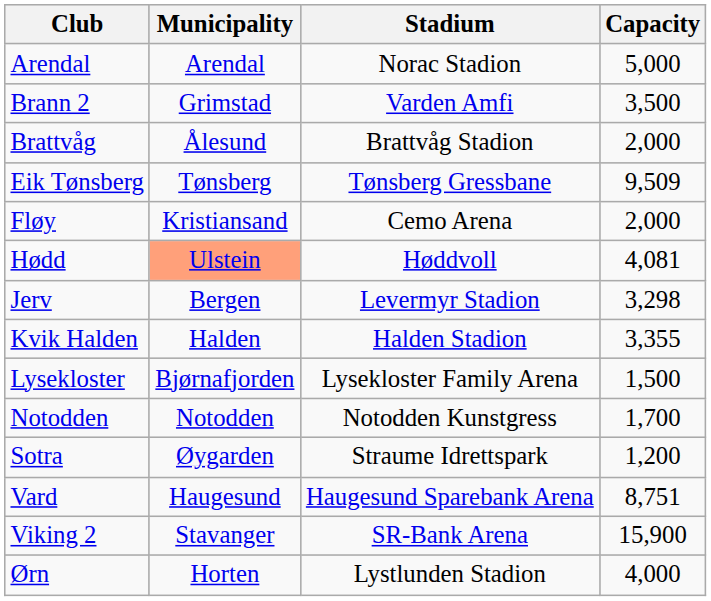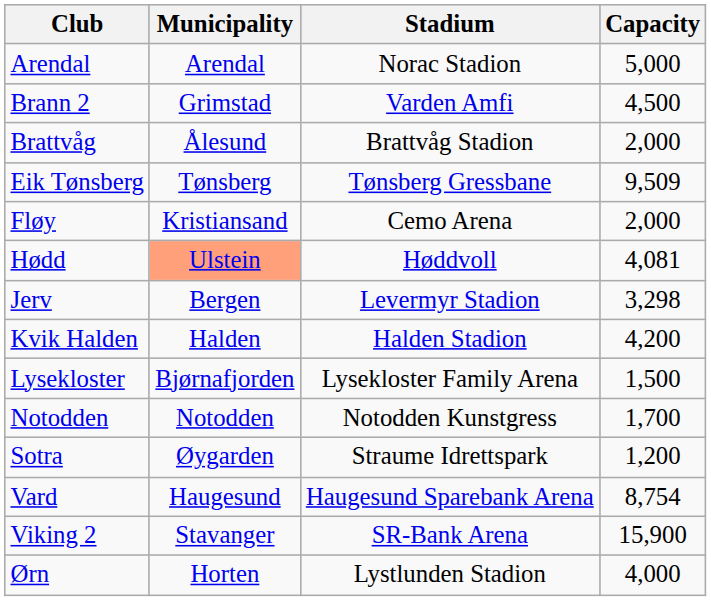(653, 102) 3,500 -> (653, 102) 4,500
(653, 338) 3,355 -> (653, 338) 4,200
(653, 496) 8,751 -> (653, 496) 8,754
